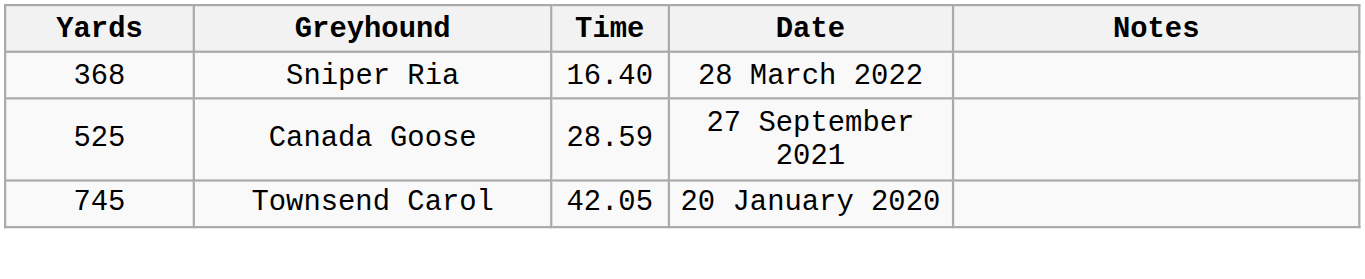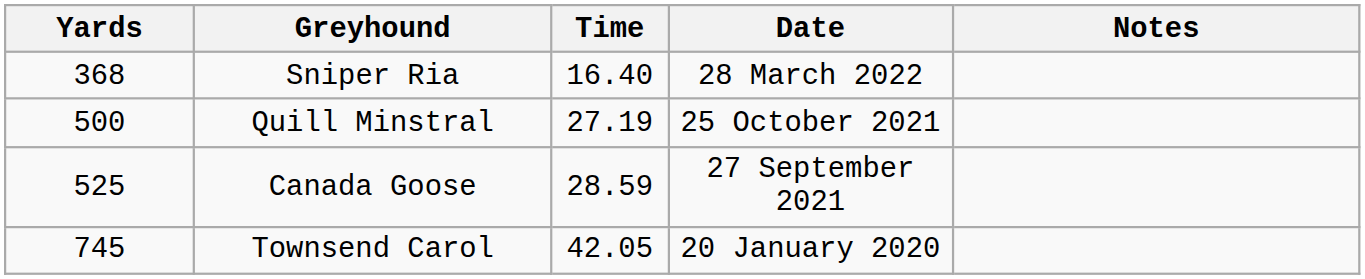+ row: (373, 123)
